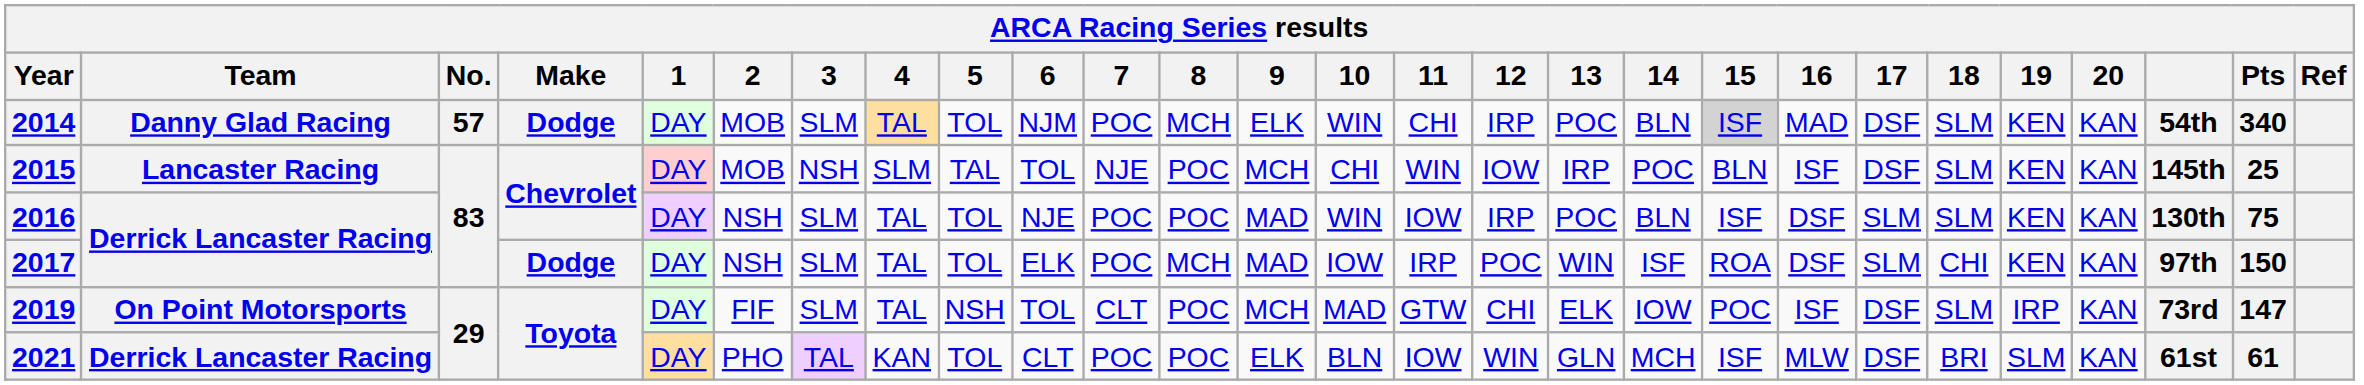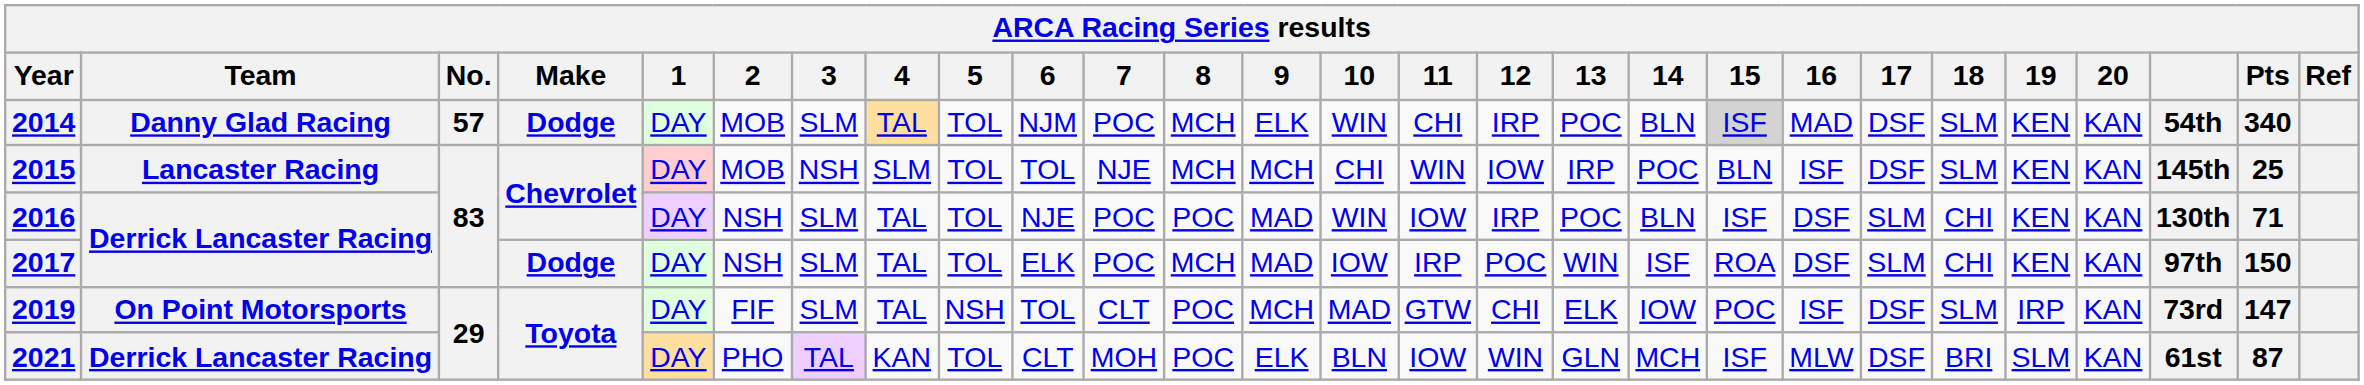(975, 169) TAL -> (975, 169) TOL
(1198, 169) POC -> (1203, 169) MCH
(1964, 216) SLM -> (1969, 216) CHI
(2263, 216) 75 -> (2268, 216) 71
(1122, 357) POC -> (1124, 357) MOH
(2263, 357) 61 -> (2268, 357) 87
